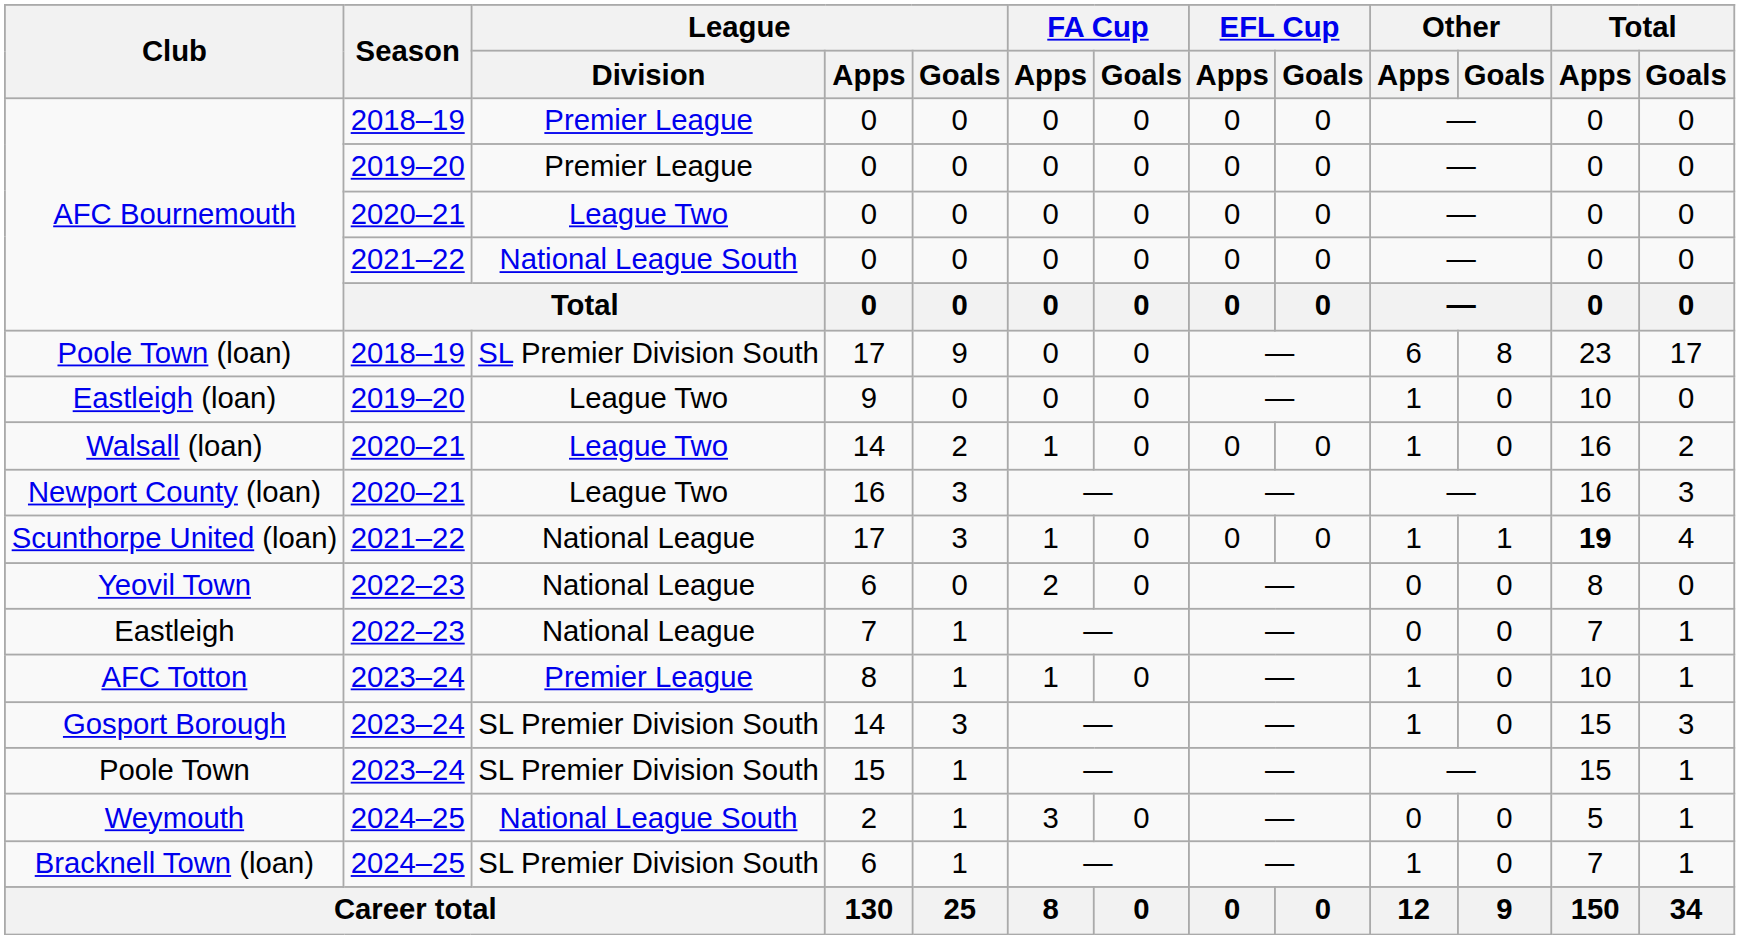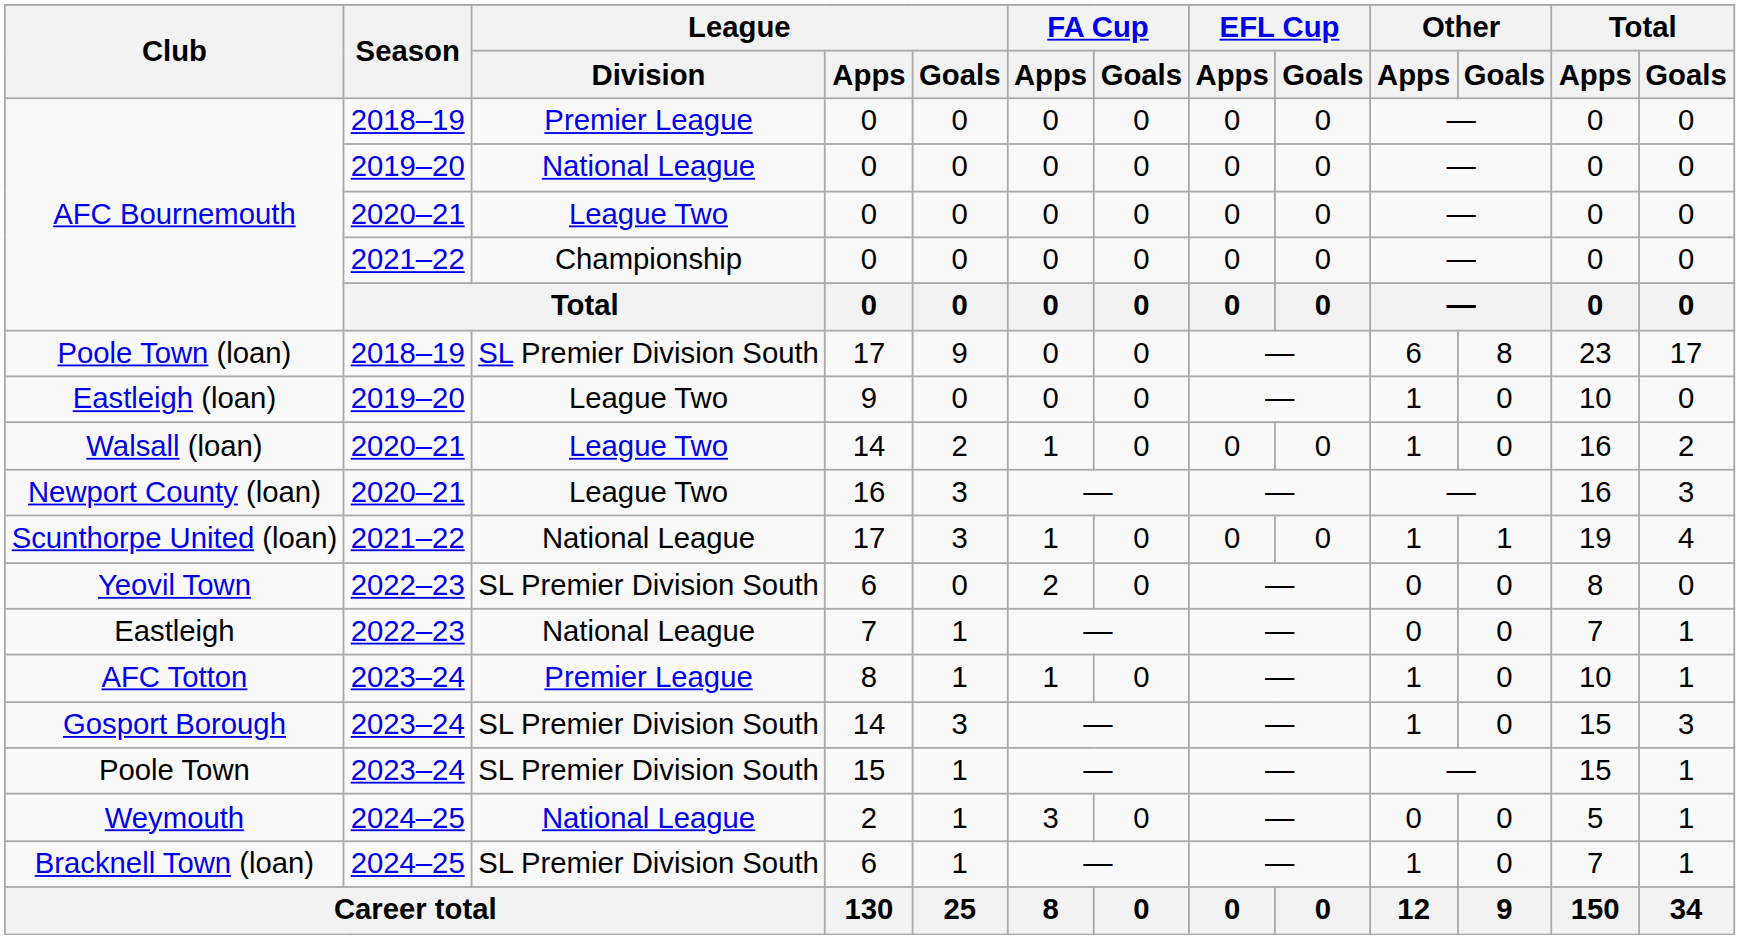(649, 167) Premier League -> (649, 167) National League
(649, 259) National League South -> (649, 259) Championship
(1595, 538) bold -> (1595, 538) normal
(649, 584) National League -> (649, 584) SL Premier Division South
(649, 817) National League South -> (649, 817) National League
